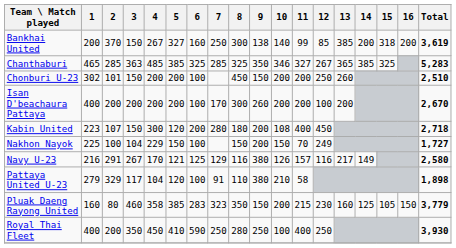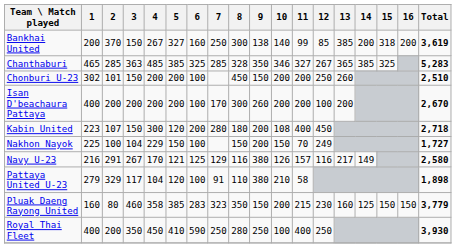(239, 63) 325 -> (239, 63) 328
(387, 205) 105 -> (387, 205) 150
